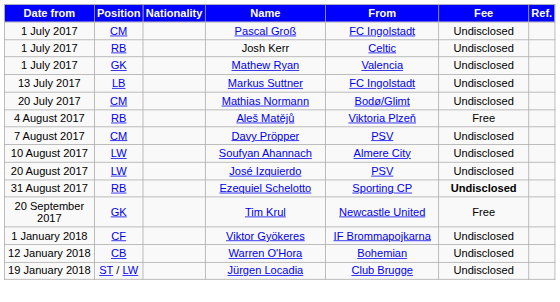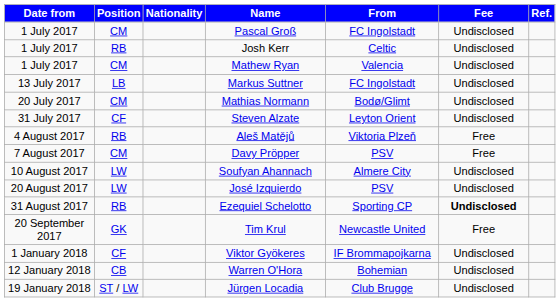(119, 66) GK -> (119, 66) CM
+ row: (265, 119)
(484, 136) Undisclosed -> (484, 154) Free
